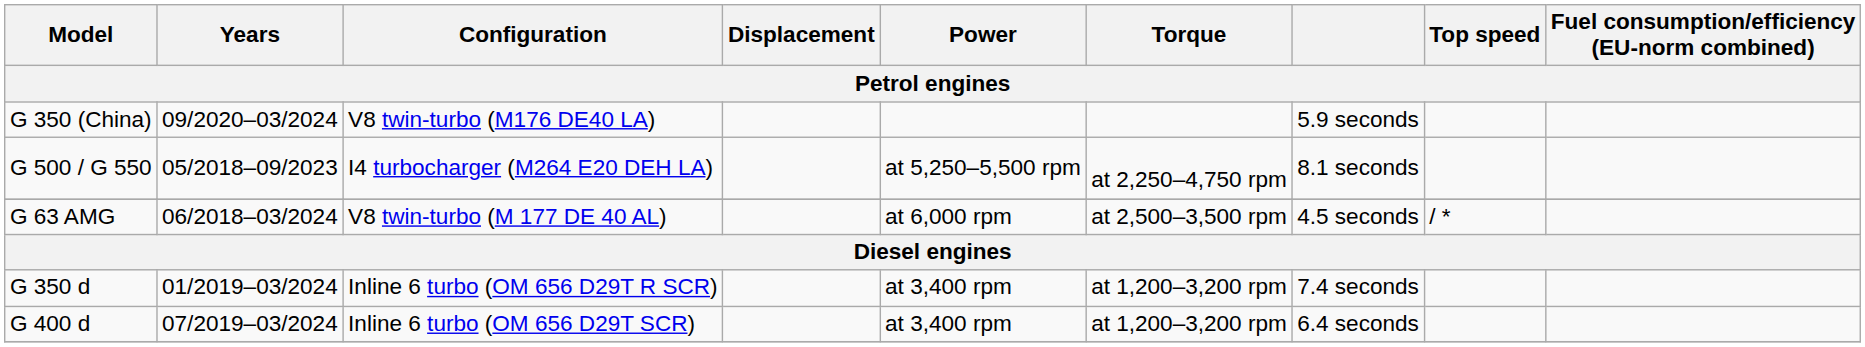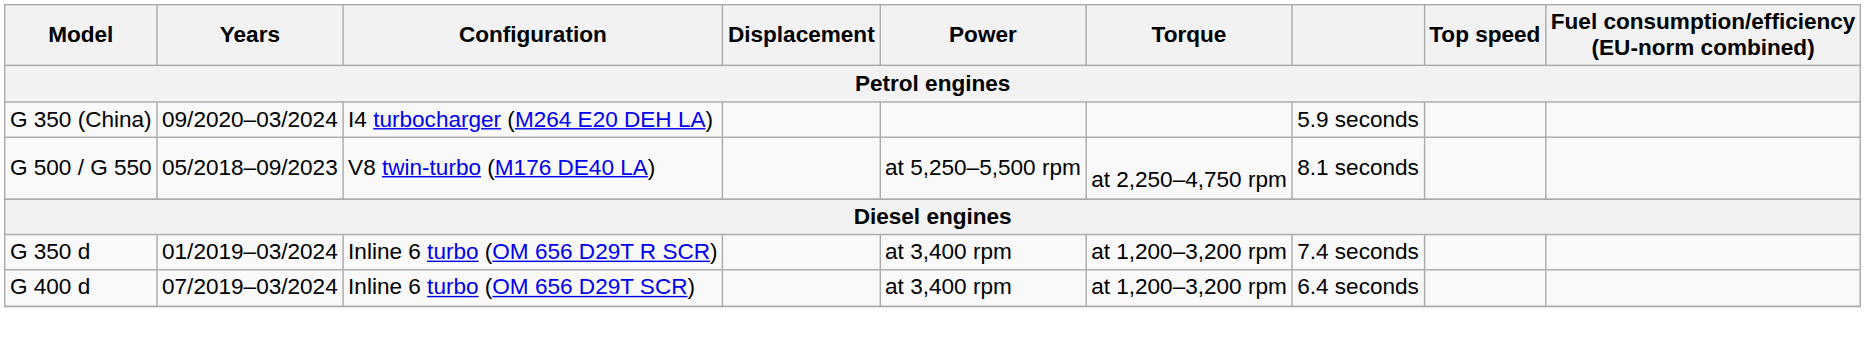(502, 119) V8 twin-turbo (M176 DE40 LA) -> (531, 119) I4 turbocharger (M264 E20 DEH LA)
(531, 167) I4 turbocharger (M264 E20 DEH LA) -> (502, 167) V8 twin-turbo (M176 DE40 LA)
- row: (63, 216)
